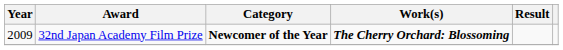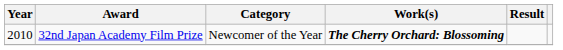(20, 34) 2009 -> (20, 34) 2010
(268, 34) bold -> (265, 34) normal
